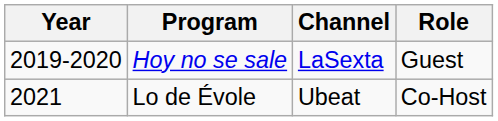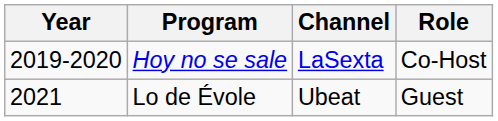(432, 60) Guest -> (444, 60) Co-Host
(444, 97) Co-Host -> (432, 97) Guest
